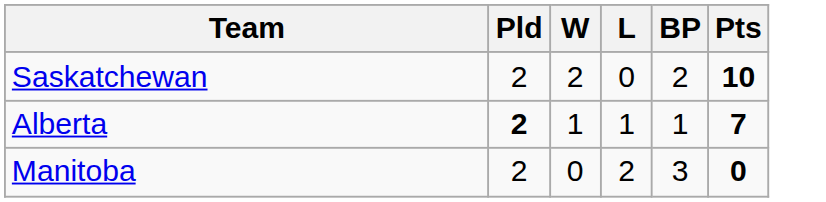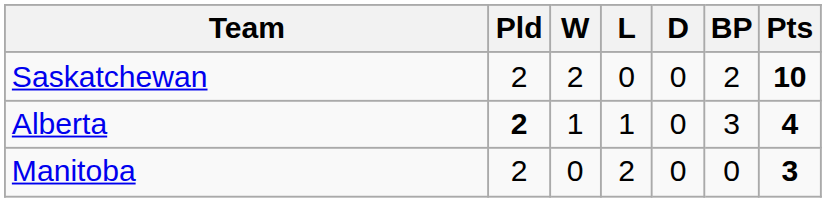+ column: (678, 28)
(680, 123) 1 -> (732, 123) 3
(738, 123) 7 -> (790, 123) 4
(680, 171) 3 -> (732, 171) 0
(738, 171) 0 -> (790, 171) 3
